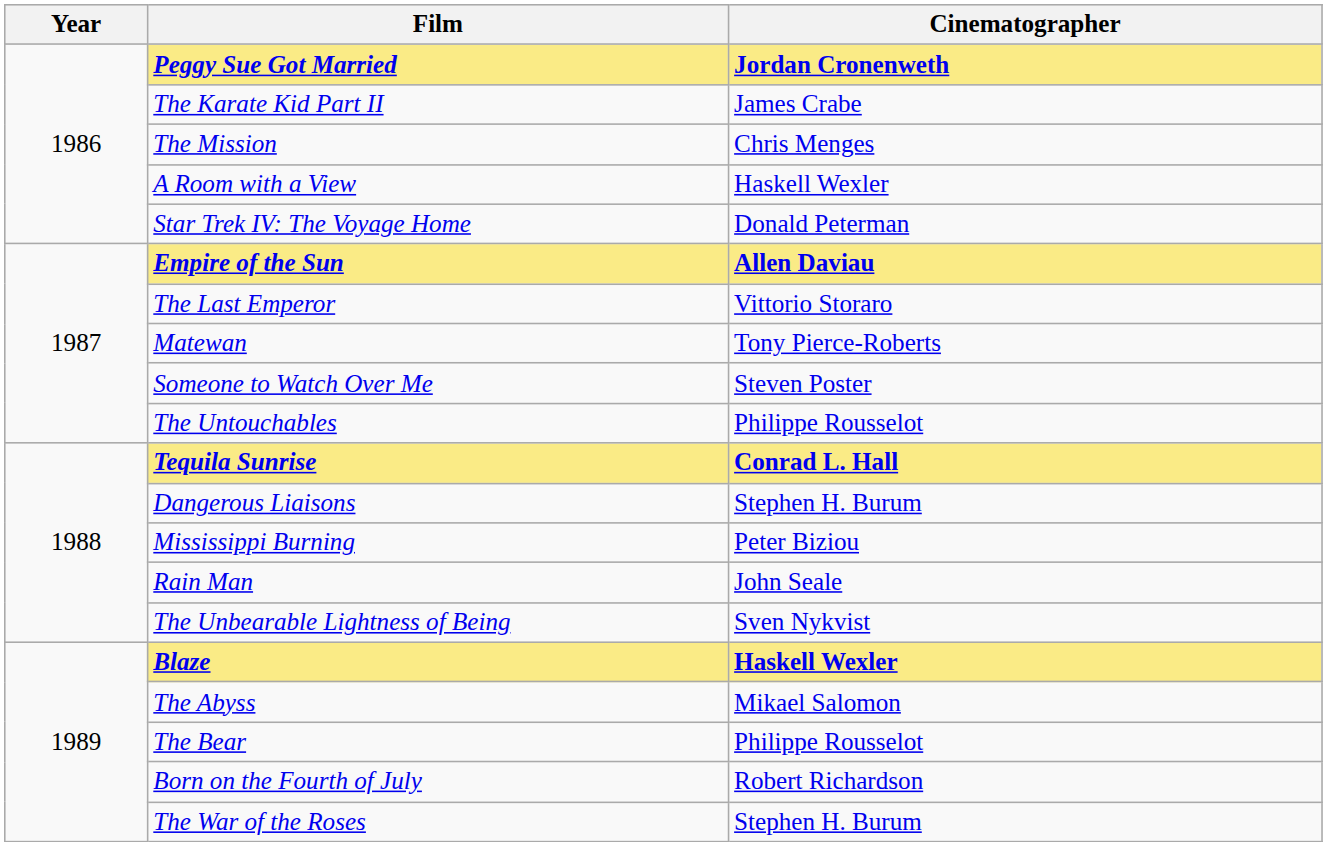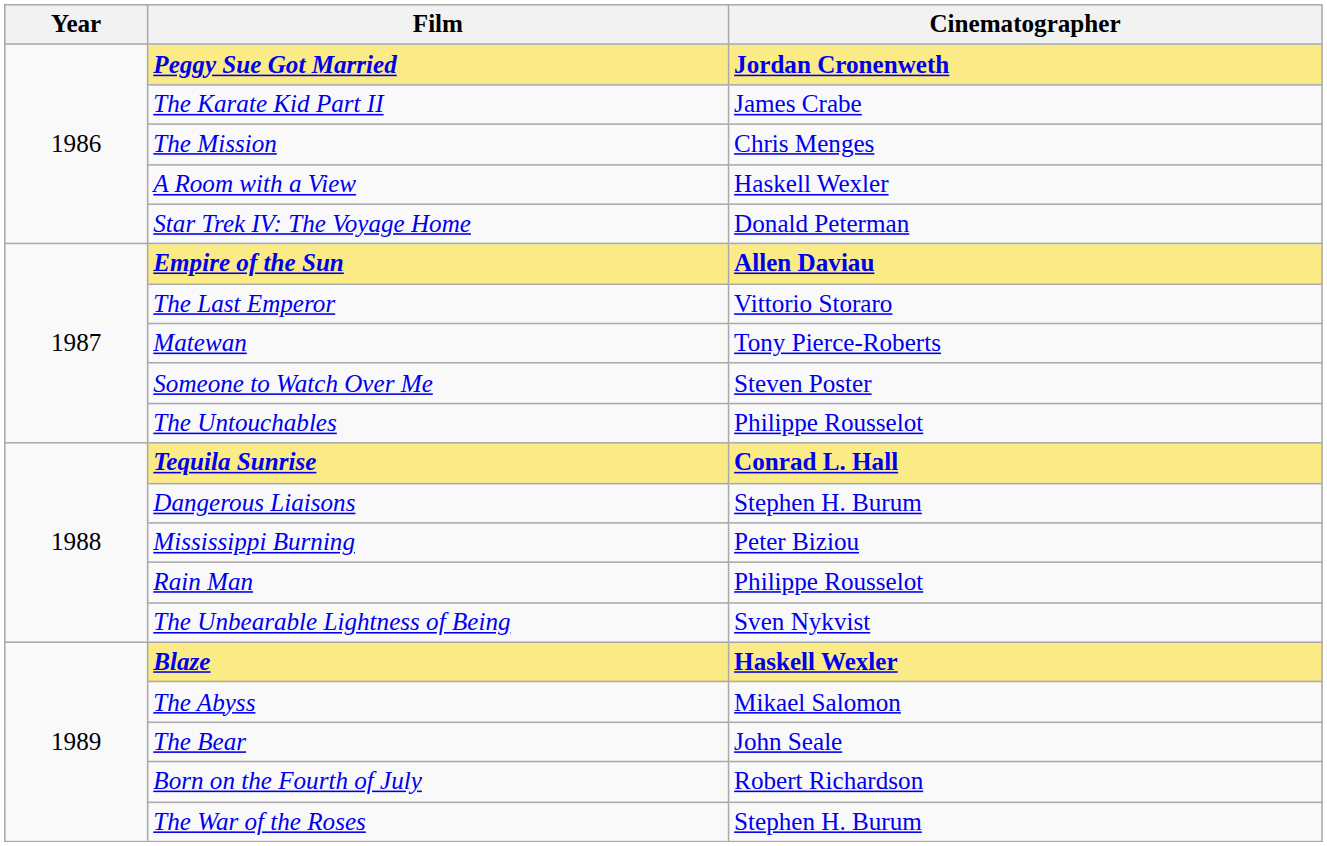(788, 582) John Seale -> (829, 582) Philippe Rousselot
(829, 741) Philippe Rousselot -> (788, 741) John Seale
